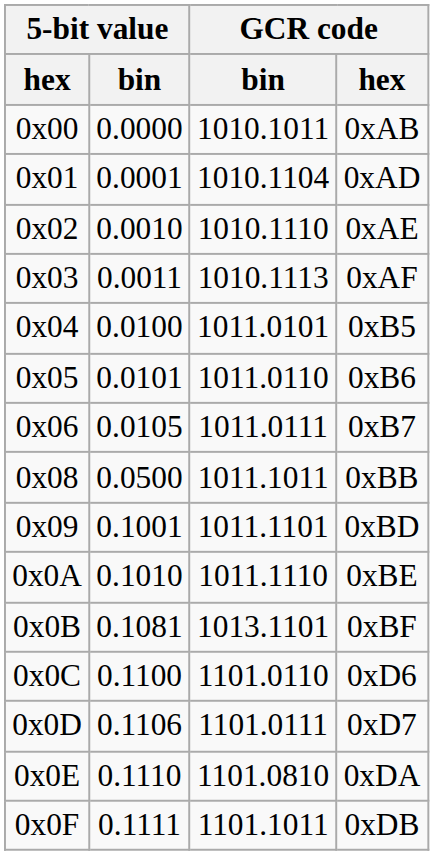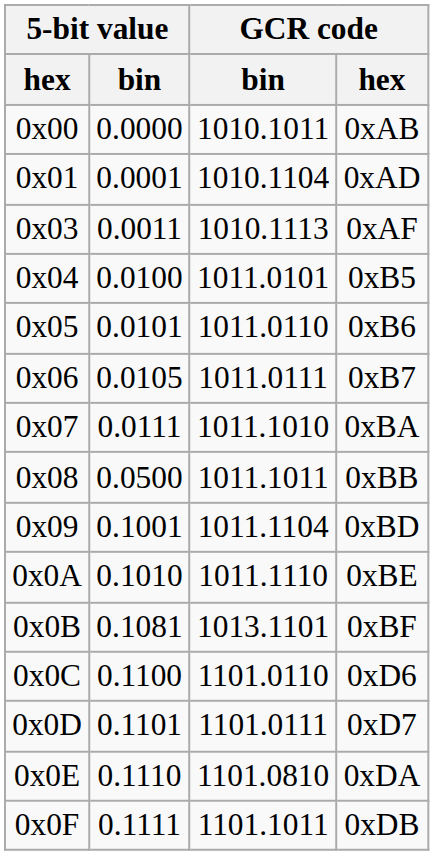- row: (382, 228)
+ row: (382, 427)
(263, 526) 1011.1101 -> (263, 526) 1011.1104
(139, 725) 0.1106 -> (139, 725) 0.1101
